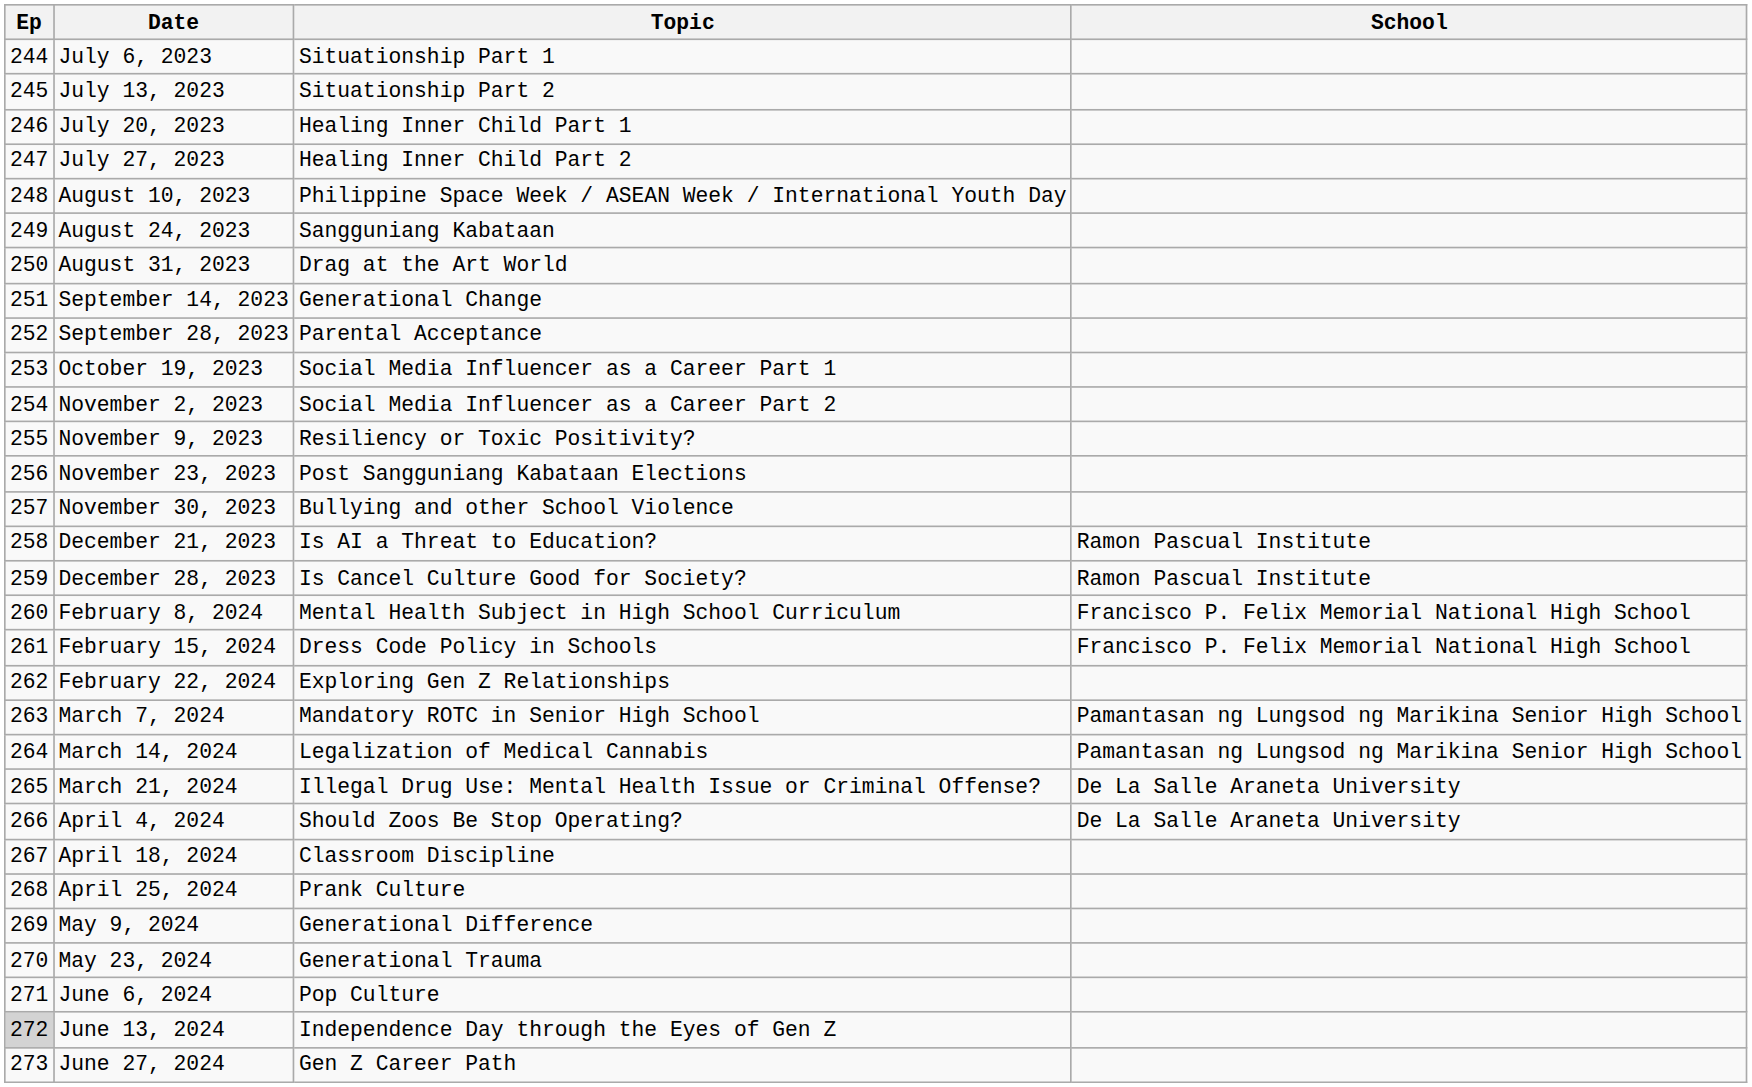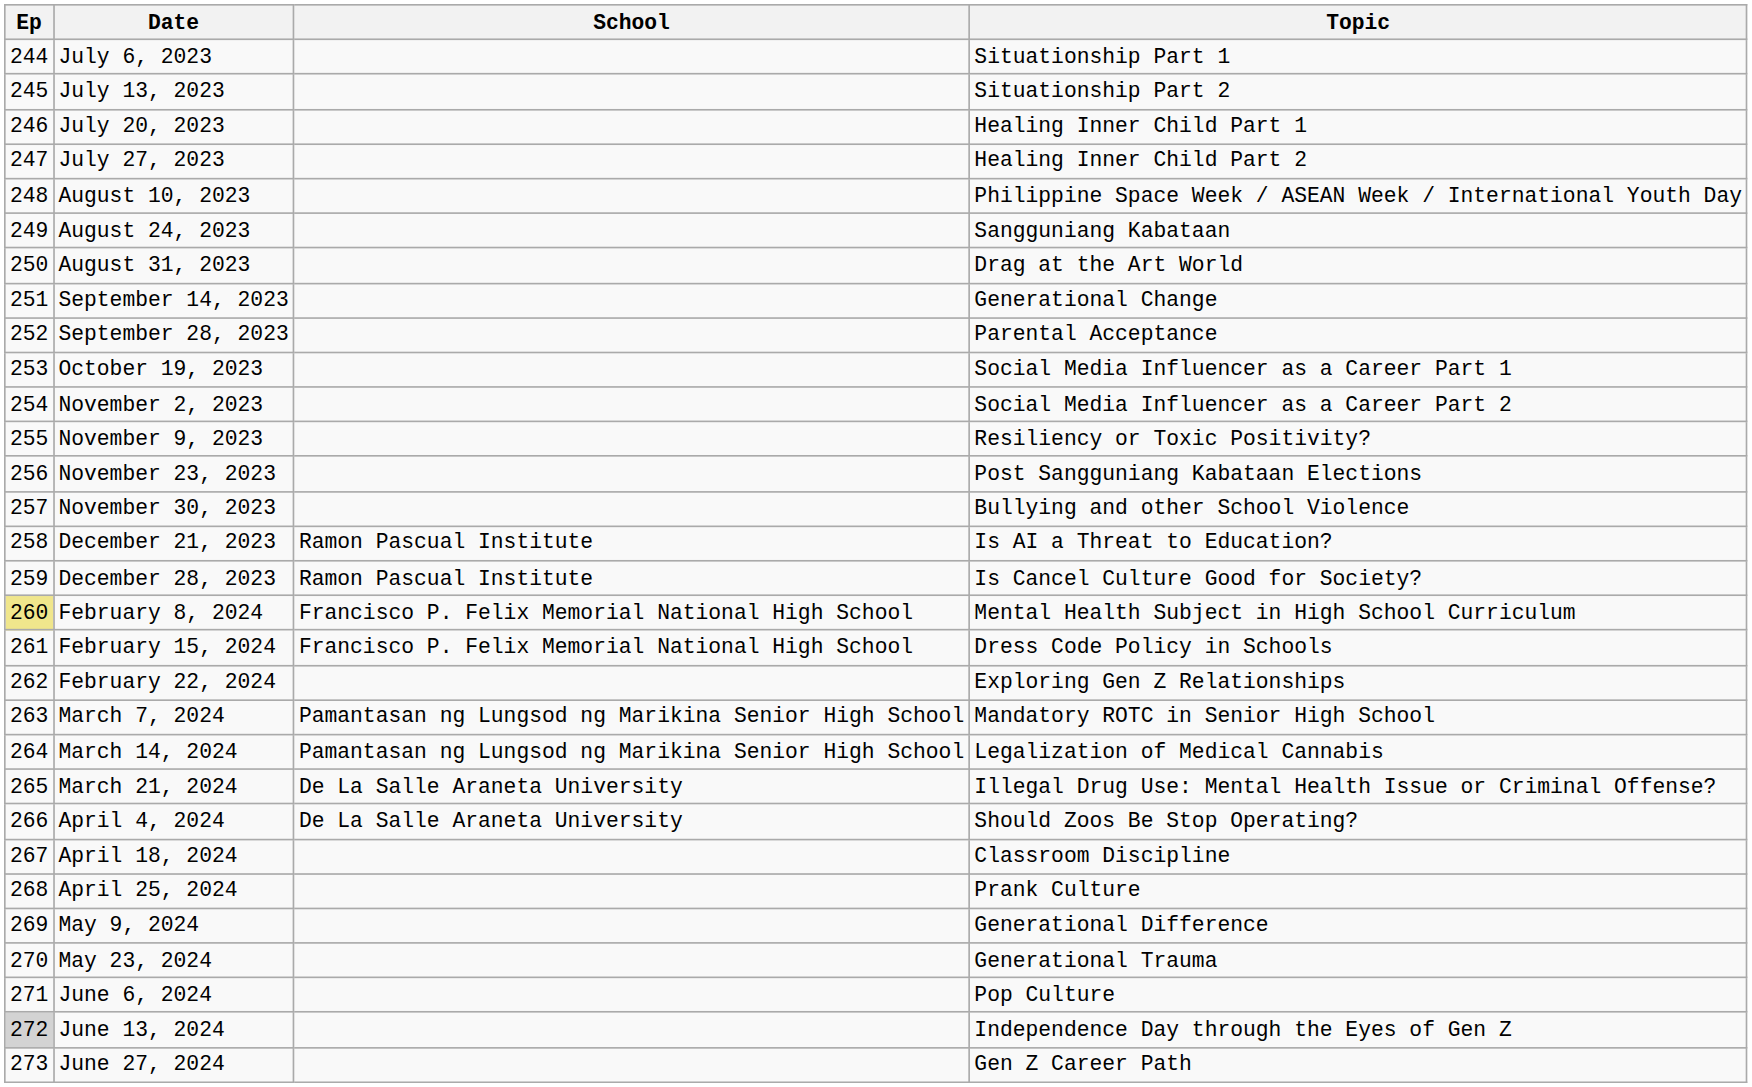columns swapped: (1409, 22) <-> (683, 22)
(29, 613) no background -> (29, 613) khaki background
